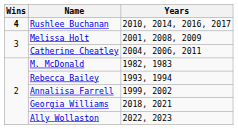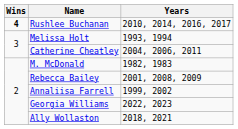(162, 38) 2001, 2008, 2009 -> (147, 38) 1993, 1994
(147, 78) 1993, 1994 -> (162, 78) 2001, 2008, 2009
(147, 104) 2018, 2021 -> (147, 104) 2022, 2023
(147, 118) 2022, 2023 -> (147, 118) 2018, 2021
